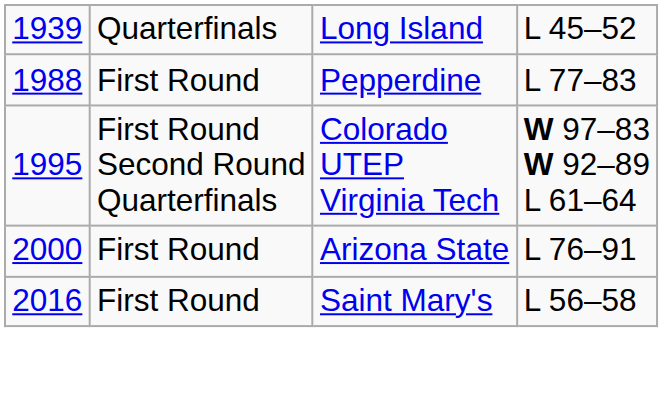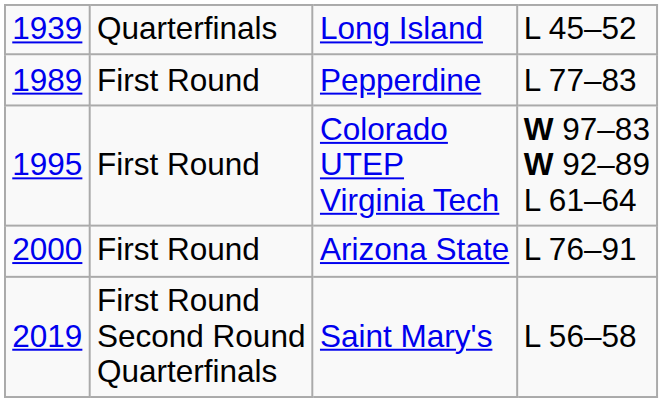(47, 79) 1988 -> (47, 79) 1989
(201, 164) First Round Second Round Quarterfinals -> (178, 164) First Round
(47, 300) 2016 -> (47, 335) 2019
(178, 300) First Round -> (201, 335) First Round Second Round Quarterfinals
